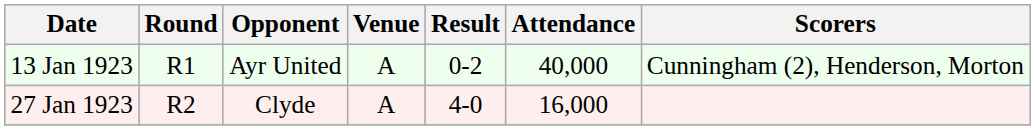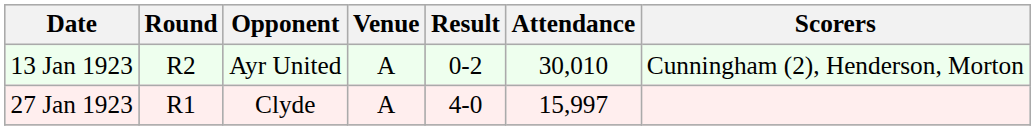(181, 64) R1 -> (181, 64) R2
(573, 64) 40,000 -> (573, 64) 30,010
(181, 104) R2 -> (181, 104) R1
(573, 104) 16,000 -> (573, 104) 15,997
